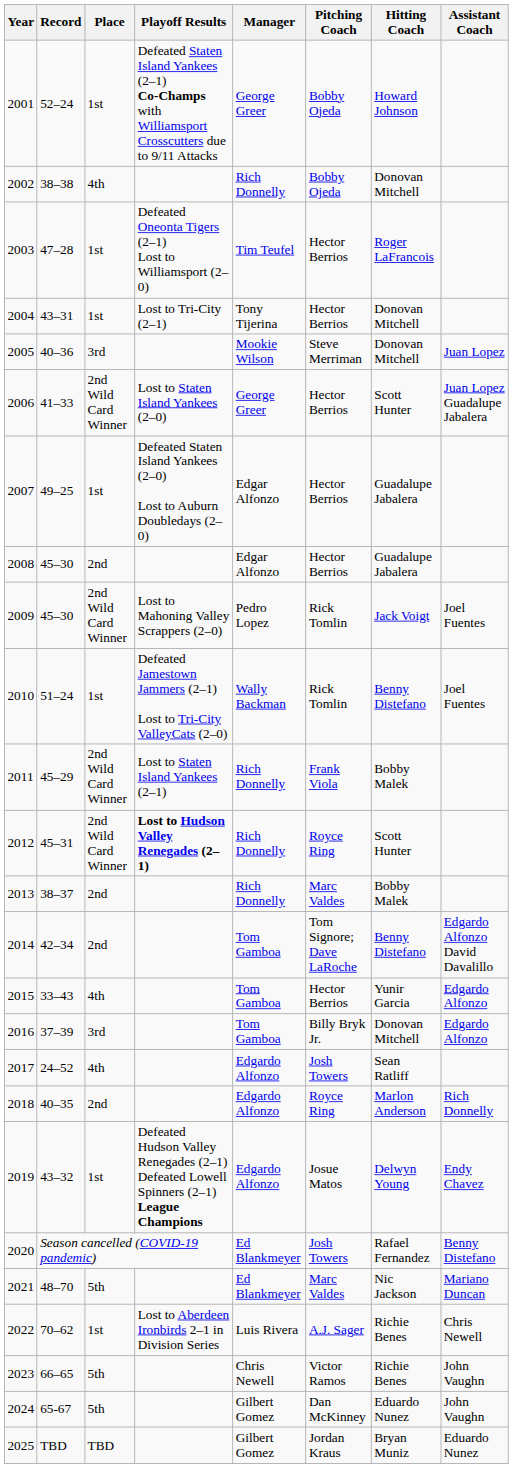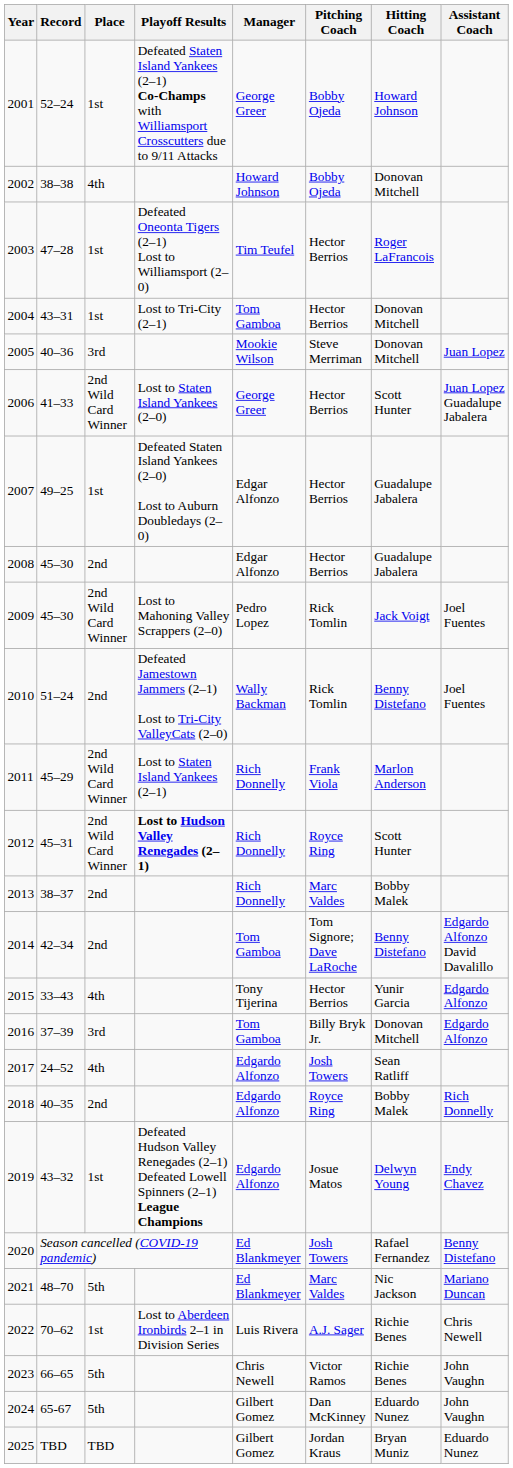(260, 184) Rich Donnelly -> (258, 184) Howard Johnson
(257, 315) Tony Tijerina -> (258, 315) Tom Gamboa
(95, 696) 1st -> (98, 696) 2nd
(392, 777) Bobby Malek -> (400, 777) Marlon Anderson
(258, 995) Tom Gamboa -> (257, 995) Tony Tijerina
(400, 1103) Marlon Anderson -> (392, 1103) Bobby Malek
